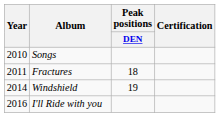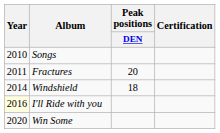(133, 71) 18 -> (133, 71) 20
(133, 88) 19 -> (133, 88) 18
(17, 104) no background -> (17, 104) lightyellow background
+ row: (52, 120)
